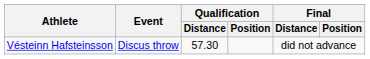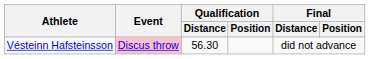(148, 46) no background -> (148, 46) pink background
(205, 46) 57.30 -> (205, 46) 56.30
